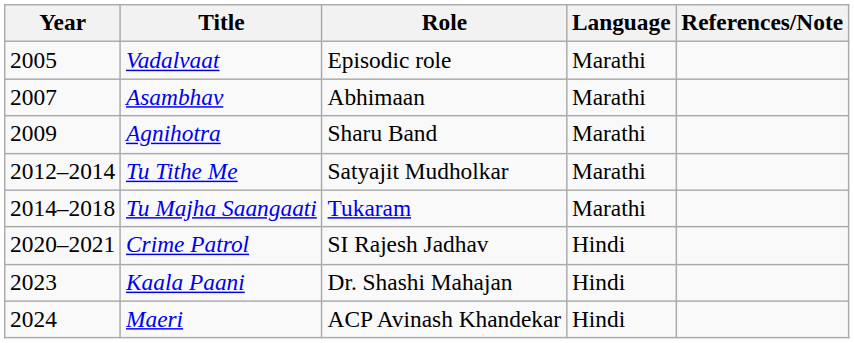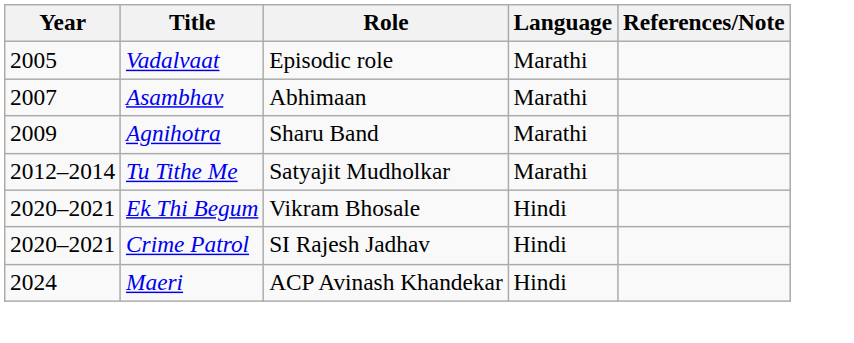- row: (221, 208)
+ row: (192, 208)
- row: (185, 282)
